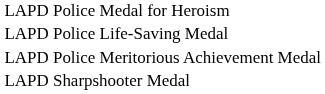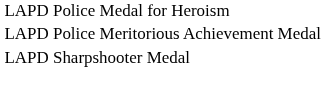- row: (116, 34)
